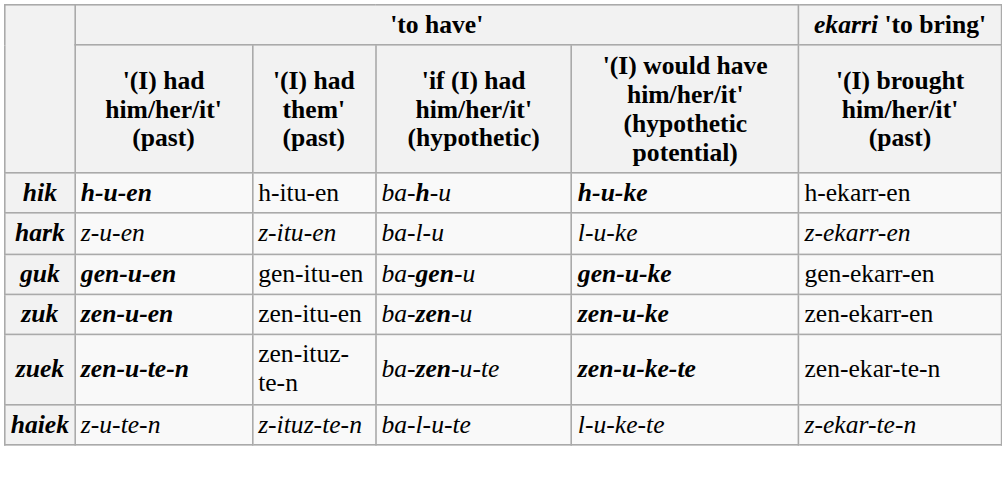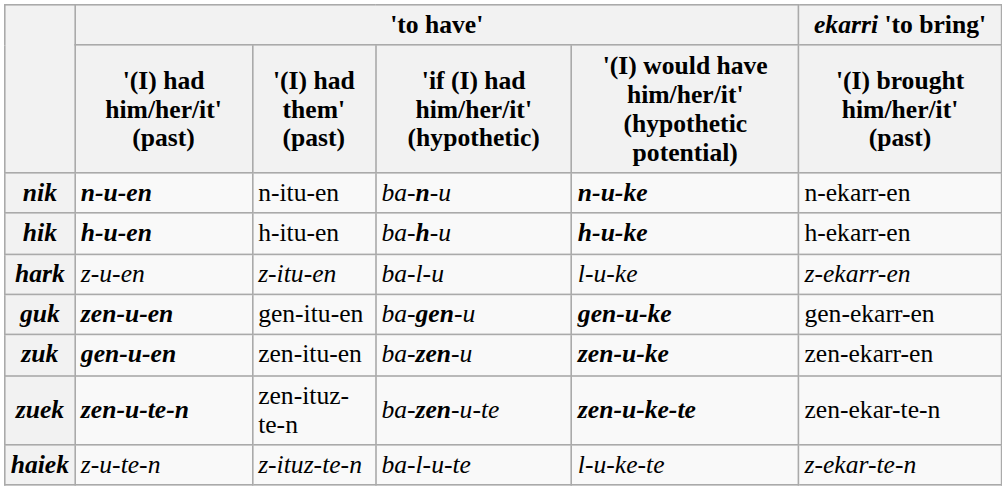+ row: (40, 192)
(128, 273) gen-u-en -> (127, 314) zen-u-en
(127, 314) zen-u-en -> (128, 354) gen-u-en
